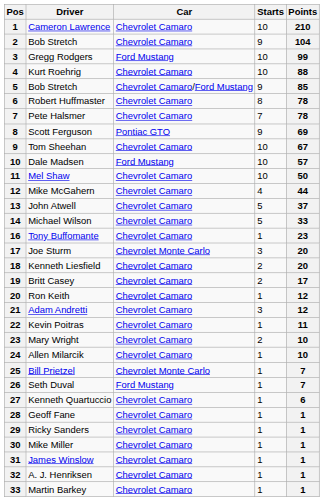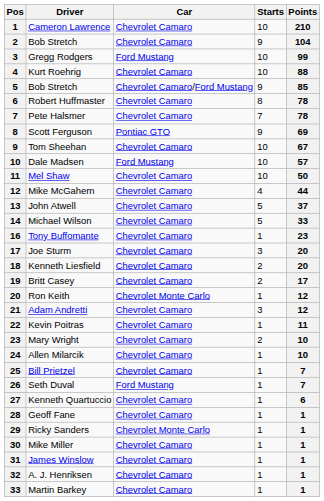(163, 251) Chevrolet Monte Carlo -> (154, 251) Chevrolet Camaro
(154, 295) Chevrolet Camaro -> (163, 295) Chevrolet Monte Carlo
(163, 370) Chevrolet Monte Carlo -> (154, 370) Chevrolet Camaro
(154, 430) Chevrolet Camaro -> (163, 430) Chevrolet Monte Carlo
